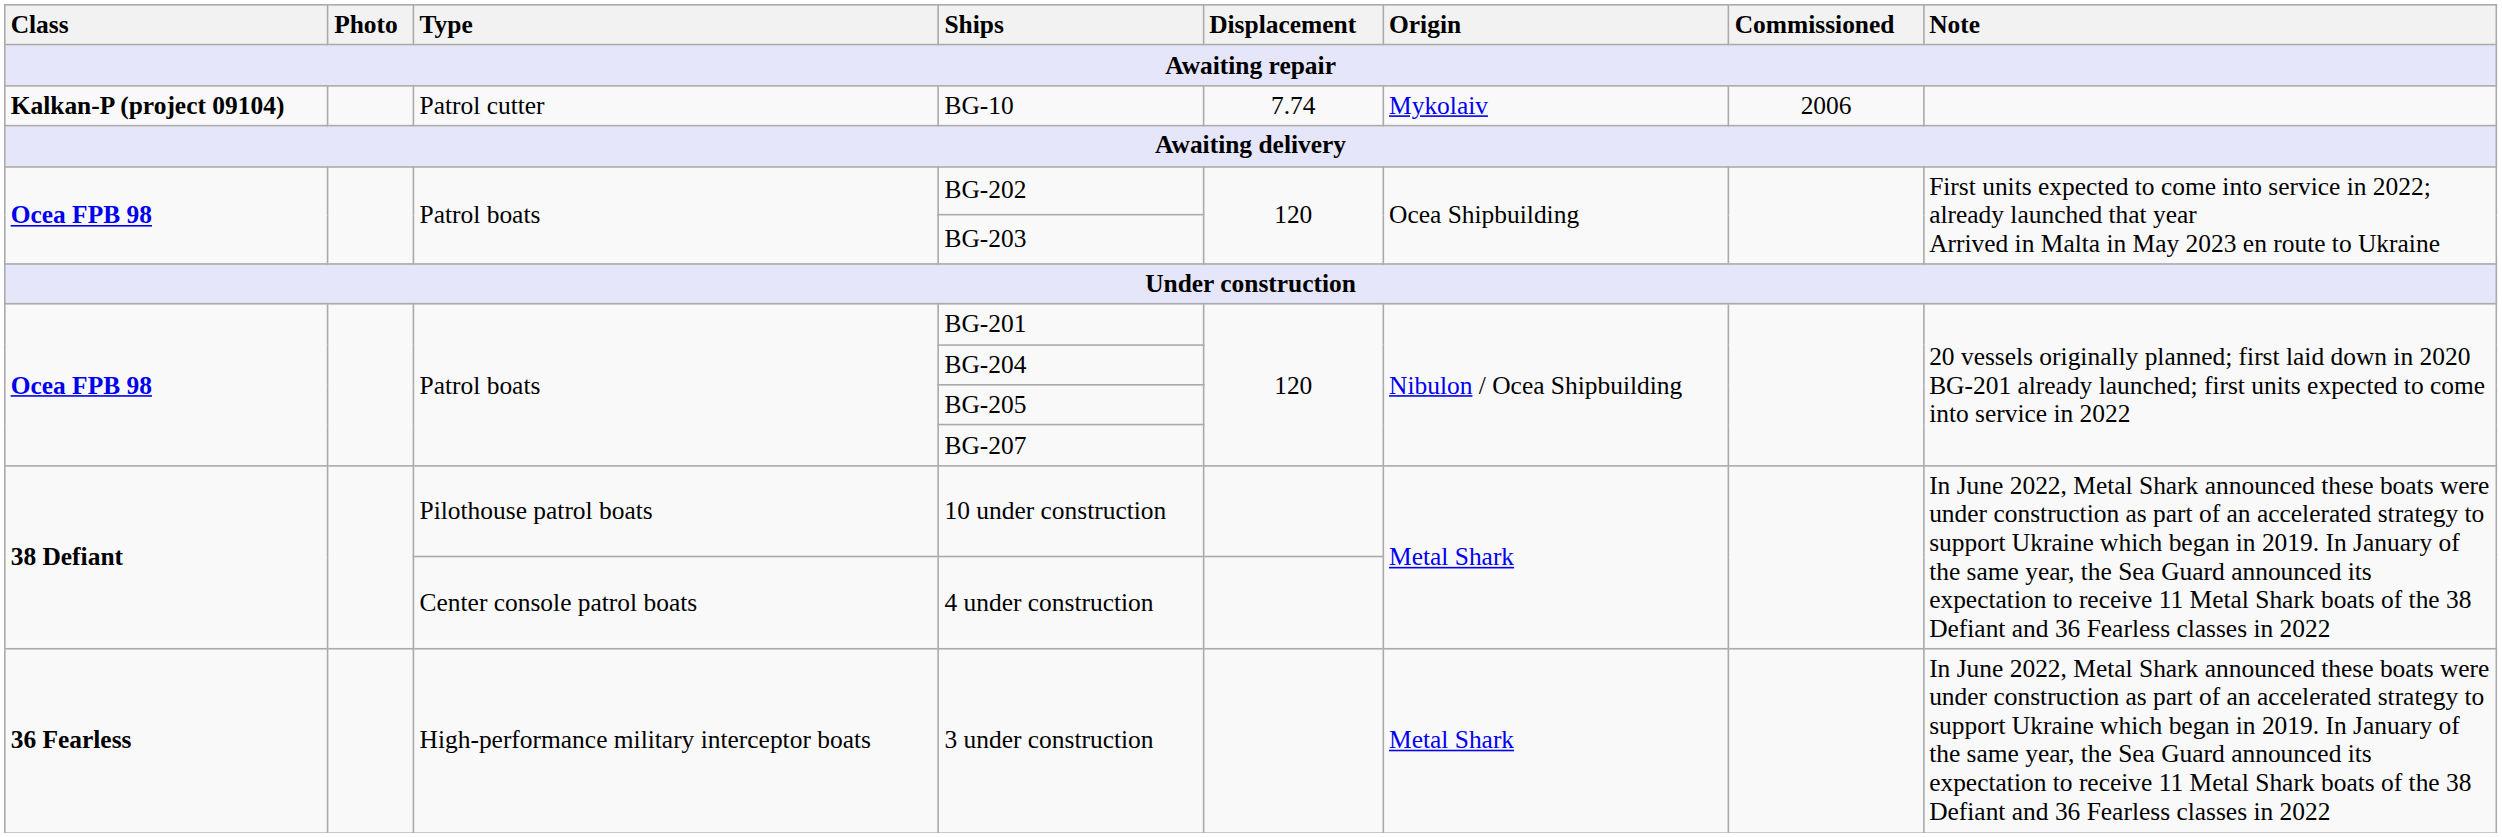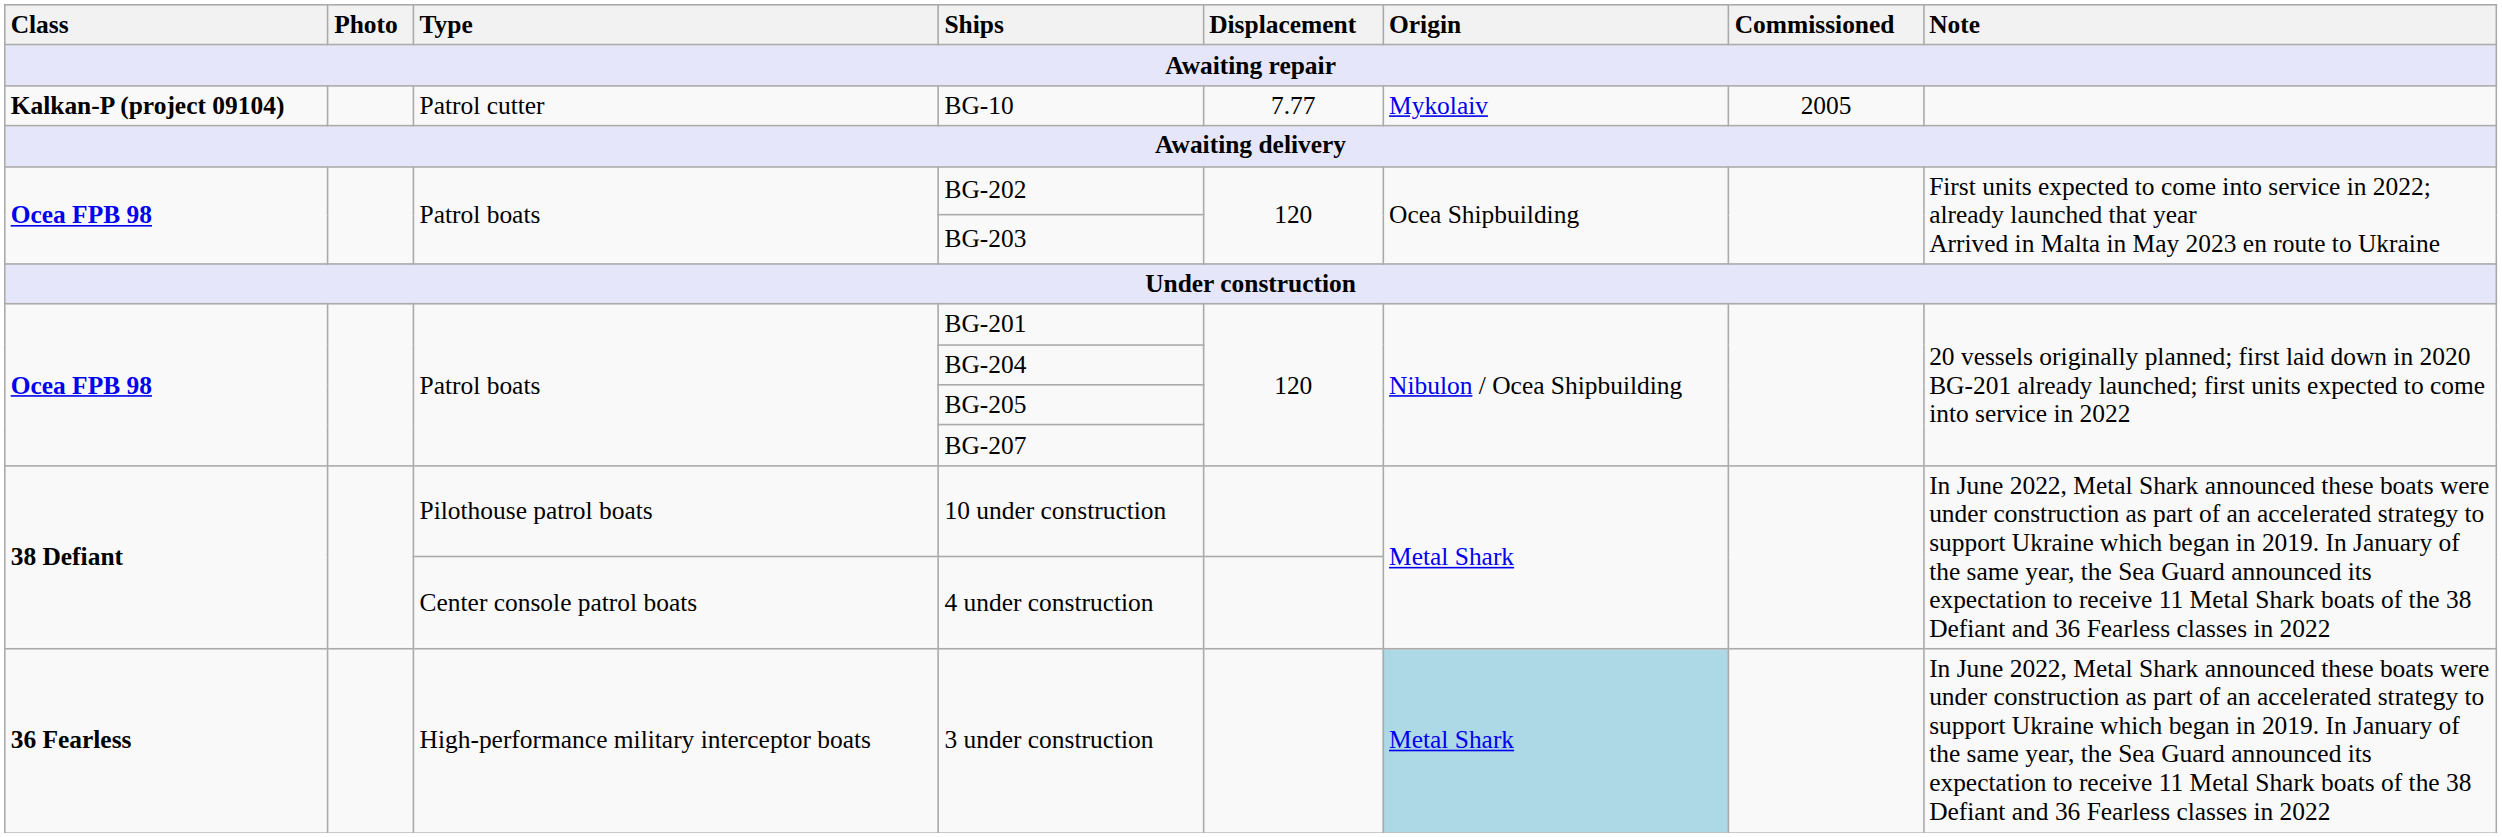(1293, 105) 7.74 -> (1293, 105) 7.77
(1826, 105) 2006 -> (1826, 105) 2005
(1452, 740) no background -> (1452, 740) lightblue background
